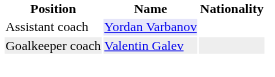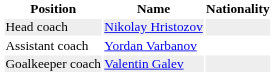+ row: (37, 27)
(151, 27) lavender background -> (151, 45) no background
